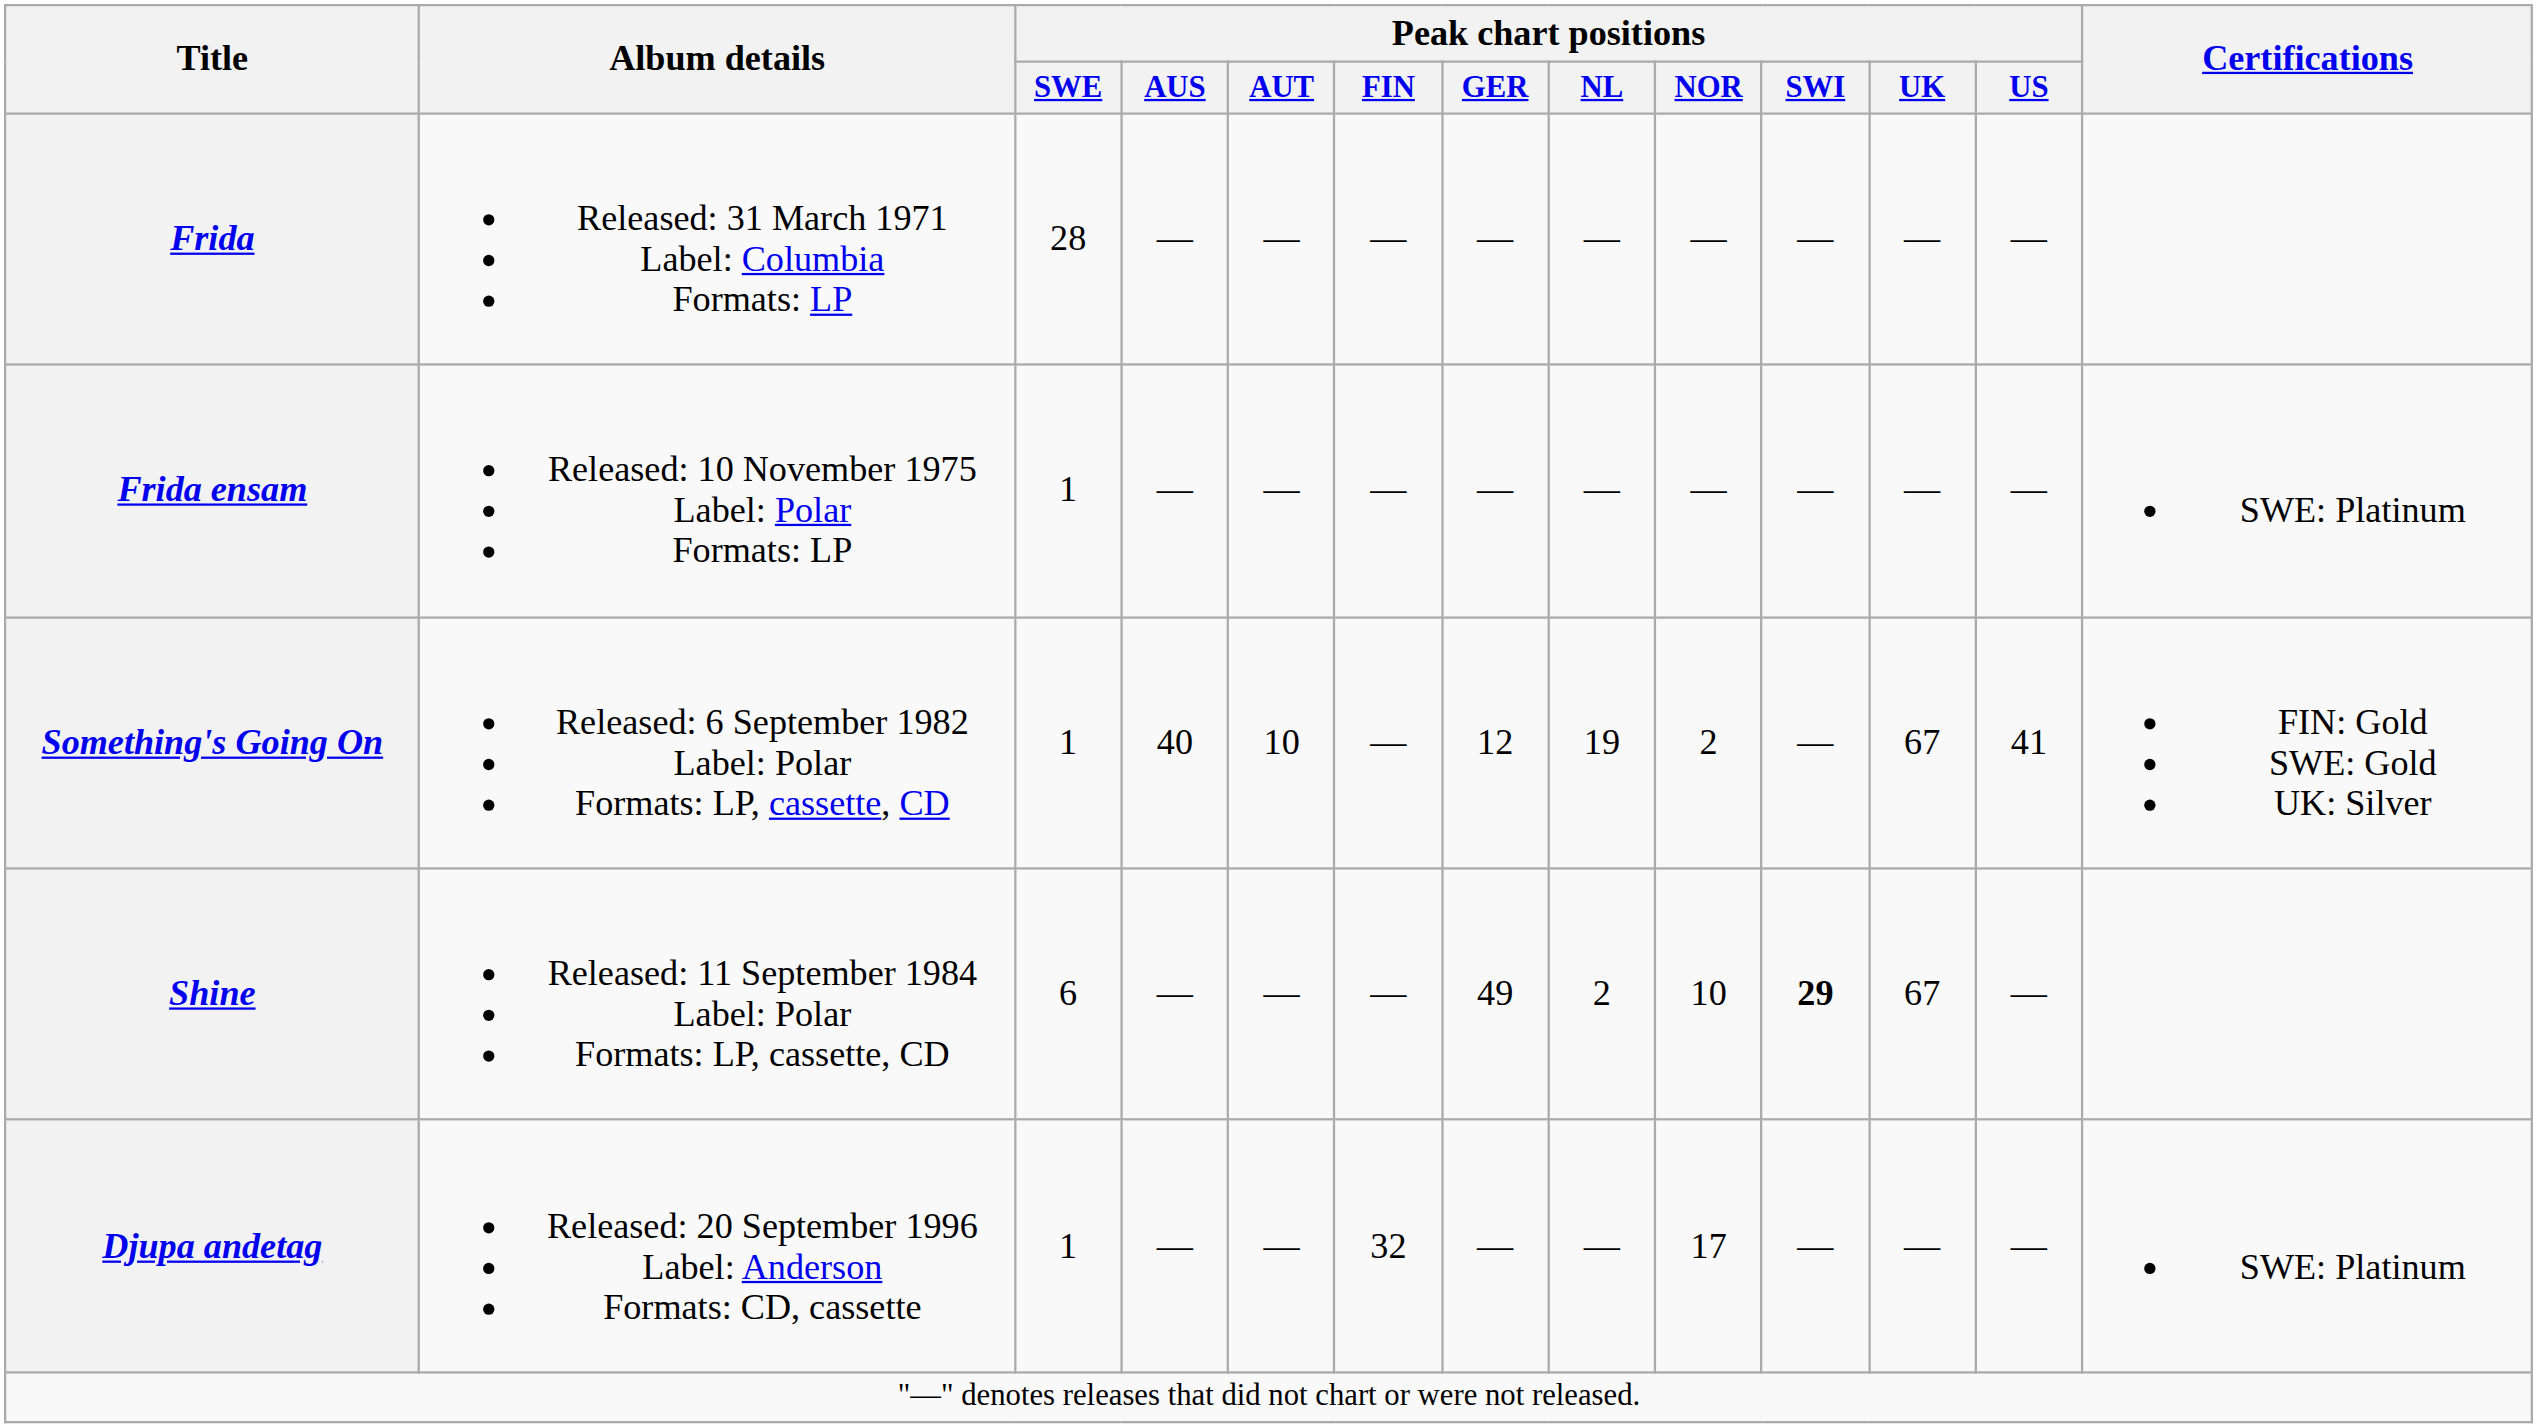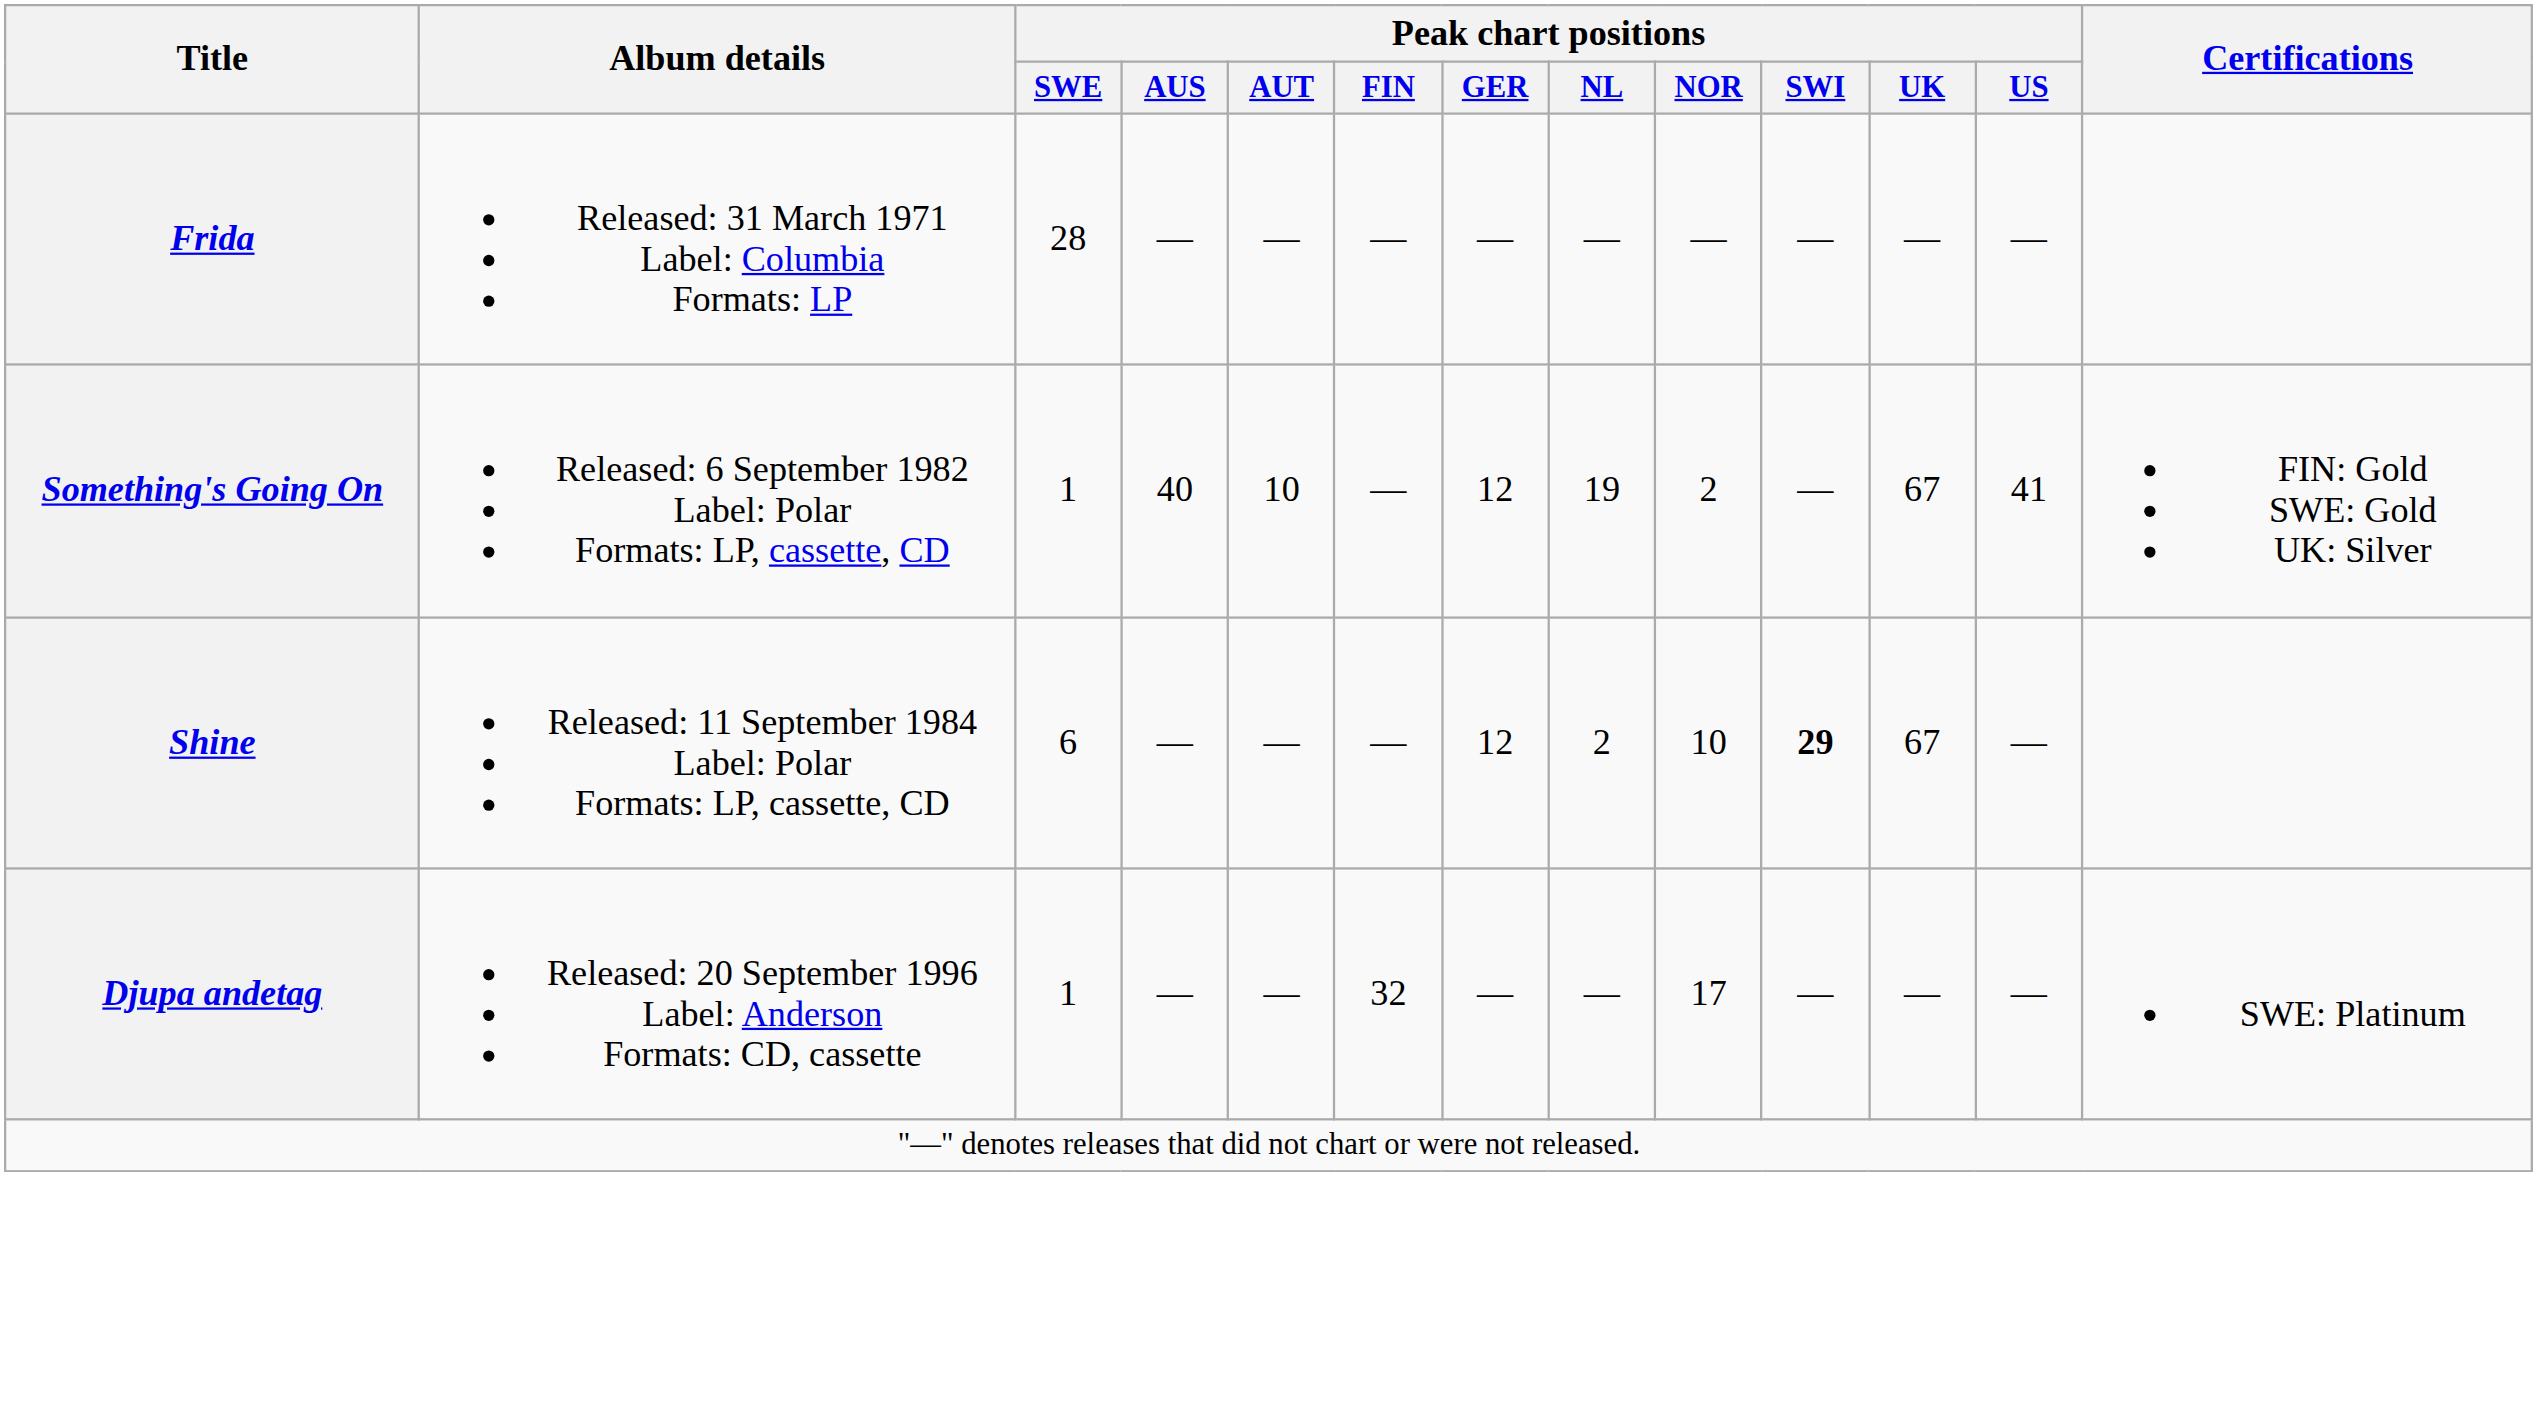- row: (212, 490)
(1495, 993) 49 -> (1495, 741) 12
